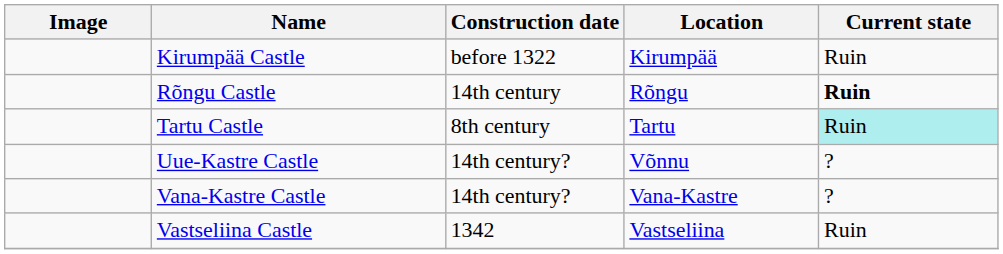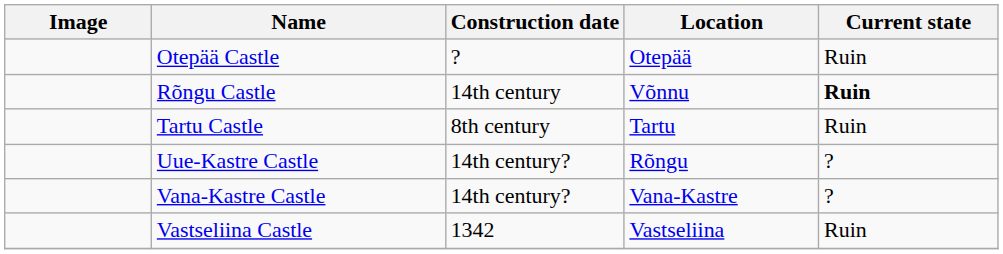- row: (231, 56)
+ row: (218, 56)
(659, 91) Rõngu -> (659, 91) Võnnu
(845, 126) paleturquoise background -> (845, 126) no background
(659, 160) Võnnu -> (659, 160) Rõngu
